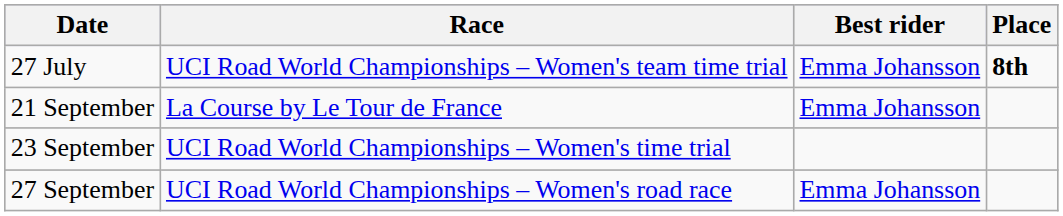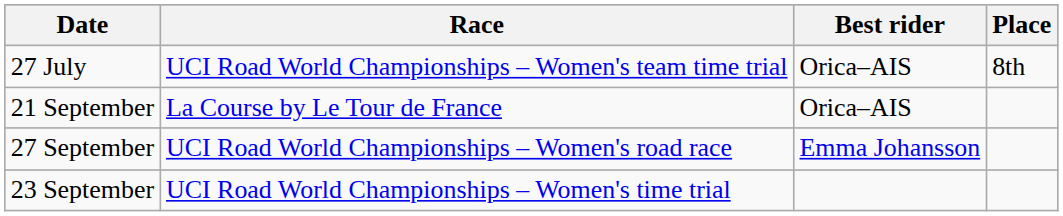(890, 66) Emma Johansson -> (856, 66) Orica–AIS
(1010, 66) bold -> (1009, 66) normal
(890, 107) Emma Johansson -> (856, 107) Orica–AIS
rows swapped: (82, 148) <-> (82, 189)
